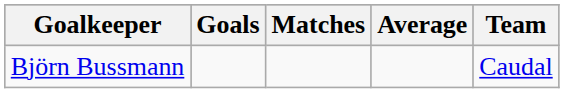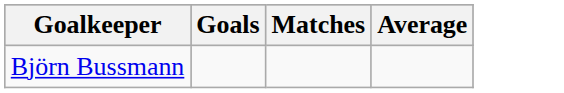- column: (516, 25)
